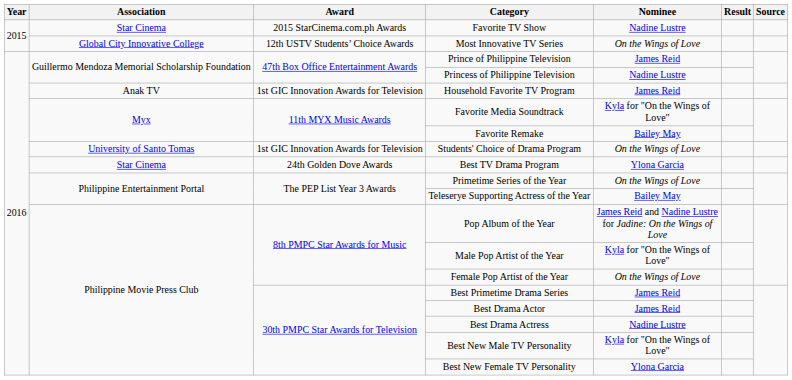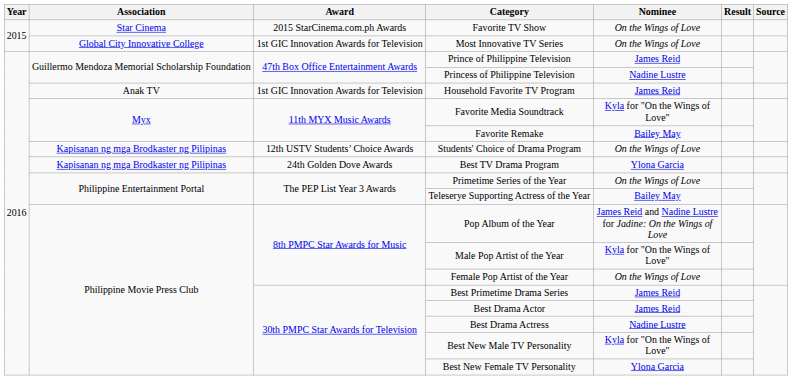(657, 28) Nadine Lustre -> (657, 28) On the Wings of Love
(340, 43) 12th USTV Students’ Choice Awards -> (340, 43) 1st GIC Innovation Awards for Television
(141, 149) University of Santo Tomas -> (141, 149) Kapisanan ng mga Brodkaster ng Pilipinas
(340, 149) 1st GIC Innovation Awards for Television -> (340, 149) 12th USTV Students’ Choice Awards
(141, 165) Star Cinema -> (141, 165) Kapisanan ng mga Brodkaster ng Pilipinas
